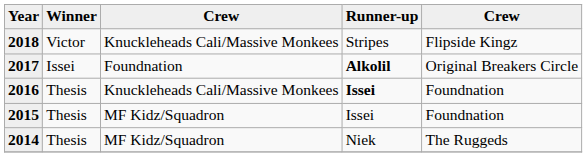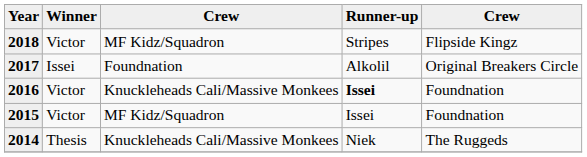(221, 41) Knuckleheads Cali/Massive Monkees -> (164, 41) MF Kidz/Squadron
(368, 66) bold -> (368, 66) normal
(67, 90) Thesis -> (66, 90) Victor
(67, 115) Thesis -> (66, 115) Victor
(164, 139) MF Kidz/Squadron -> (221, 139) Knuckleheads Cali/Massive Monkees
